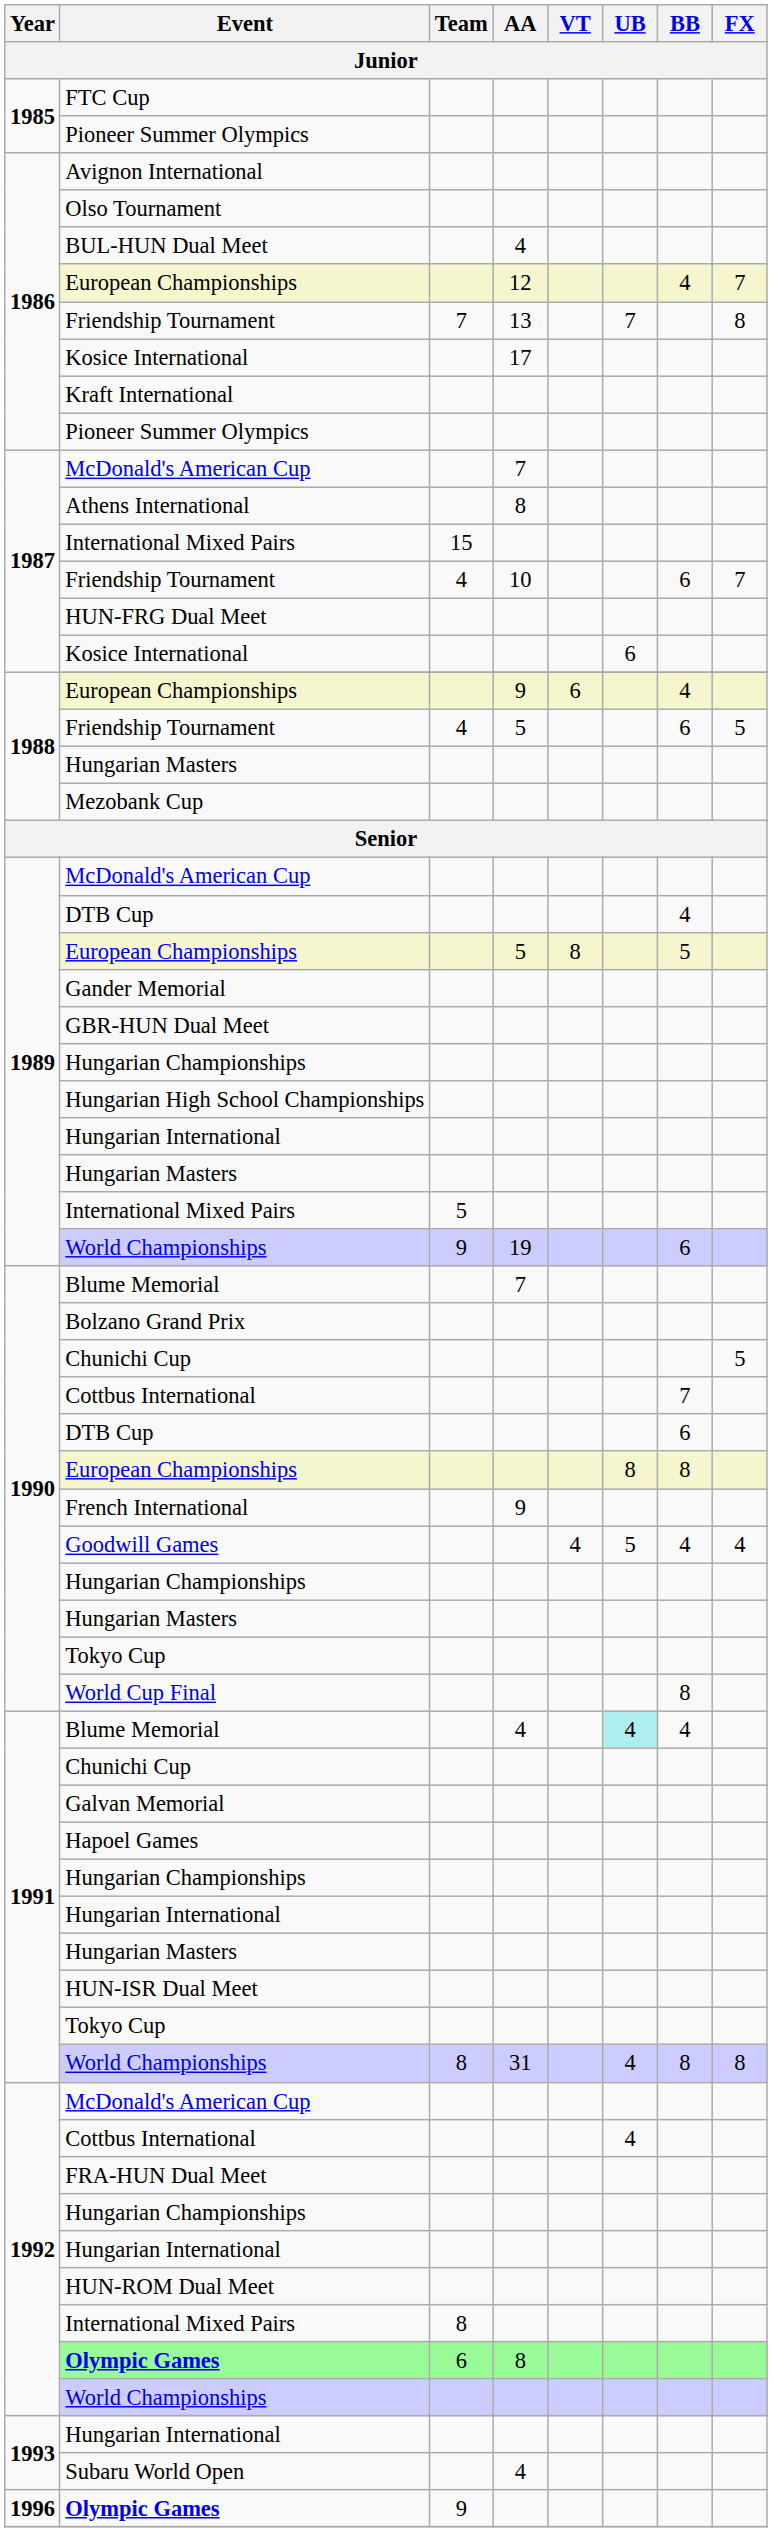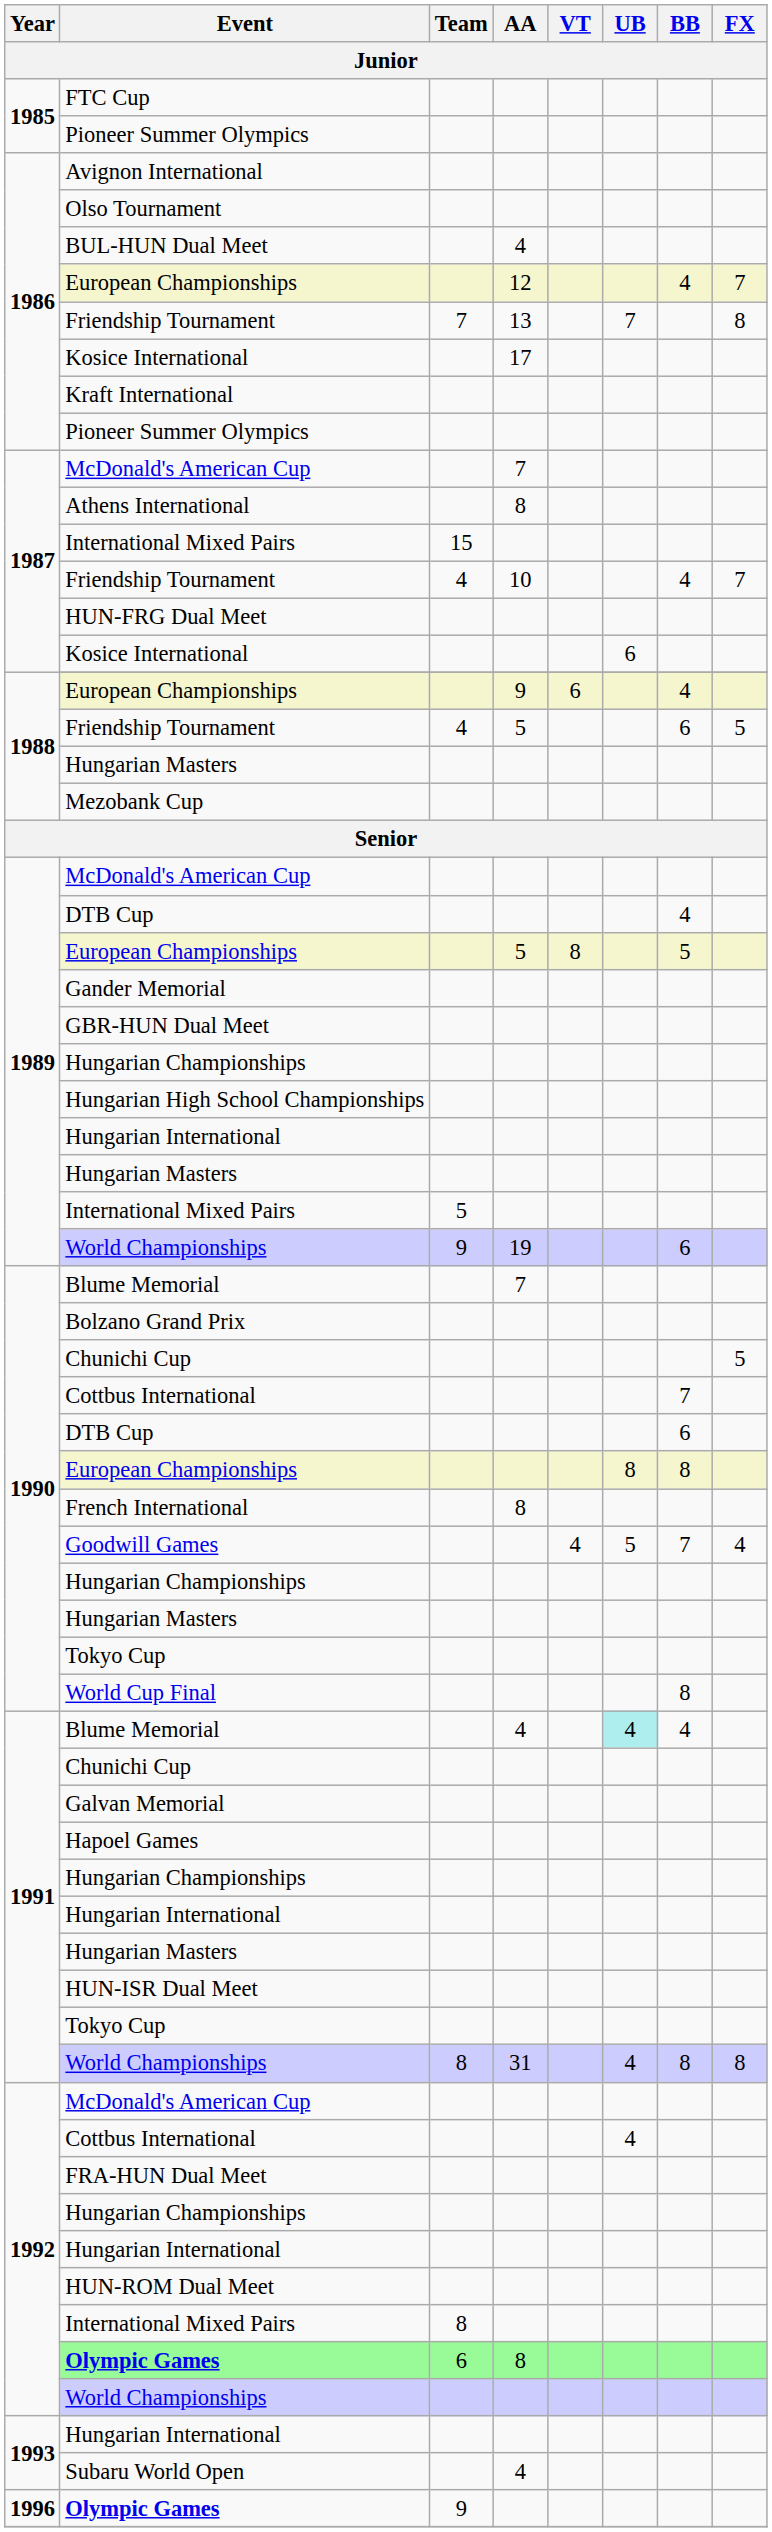(685, 579) 6 -> (685, 579) 4
(520, 1506) 9 -> (520, 1506) 8
(685, 1544) 4 -> (685, 1544) 7
